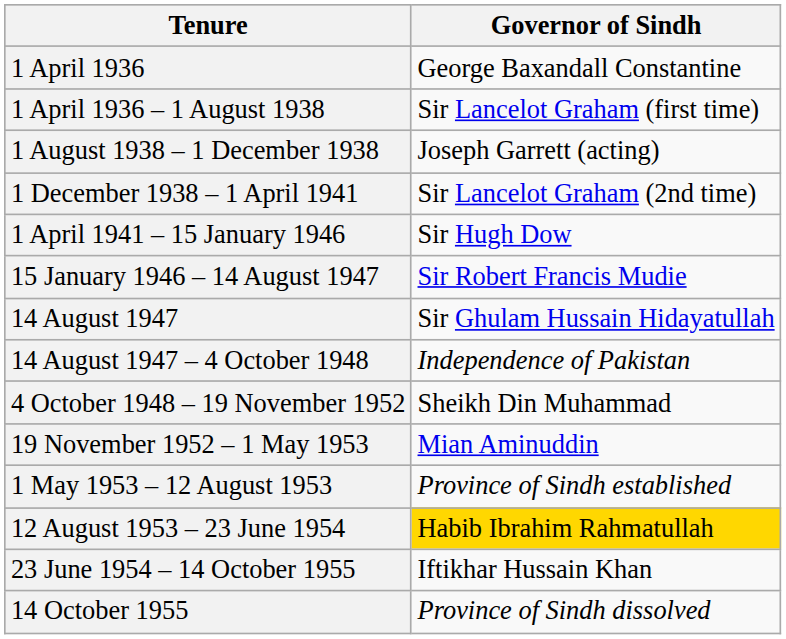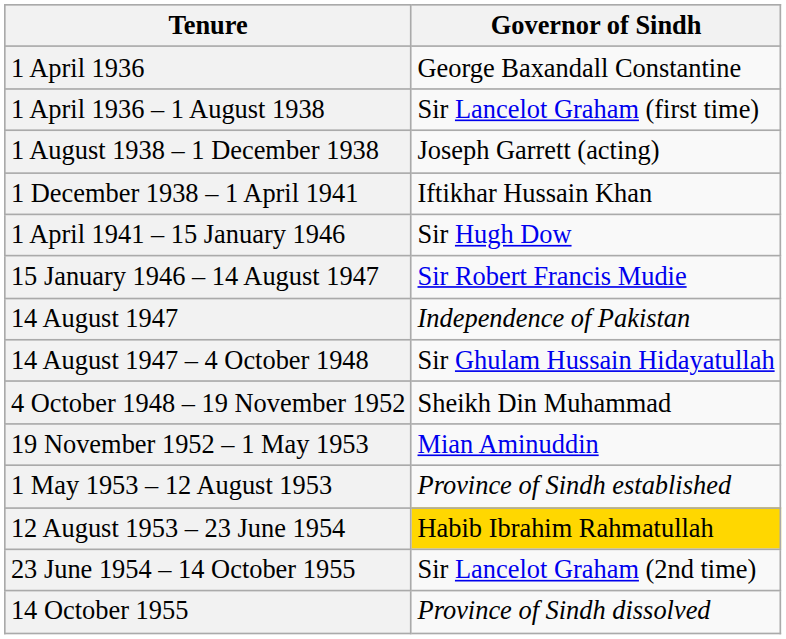(587, 192) Sir Lancelot Graham (2nd time) -> (535, 192) Iftikhar Hussain Khan
(596, 318) Sir Ghulam Hussain Hidayatullah -> (554, 318) Independence of Pakistan
(554, 360) Independence of Pakistan -> (596, 360) Sir Ghulam Hussain Hidayatullah
(535, 569) Iftikhar Hussain Khan -> (587, 569) Sir Lancelot Graham (2nd time)
